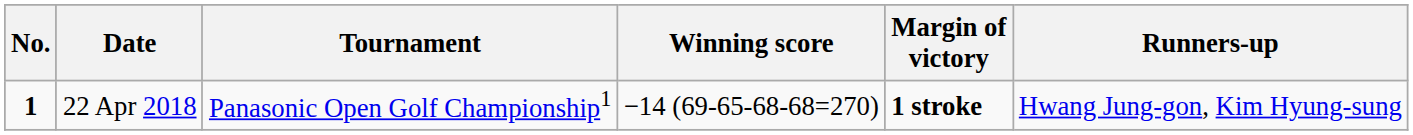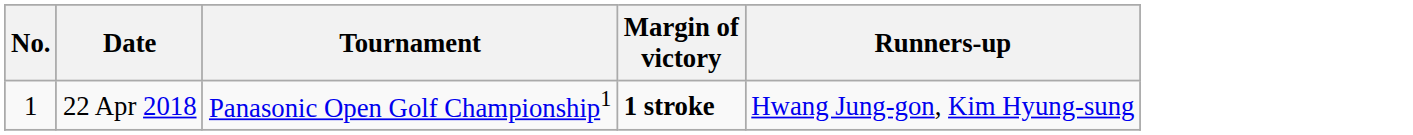- column: (751, 42)
(31, 105) bold -> (31, 105) normal
